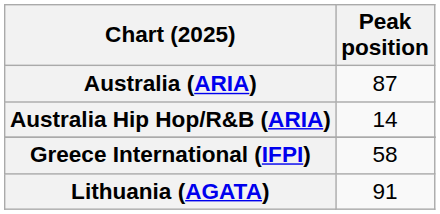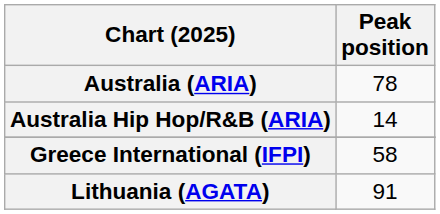(385, 83) 87 -> (385, 83) 78
